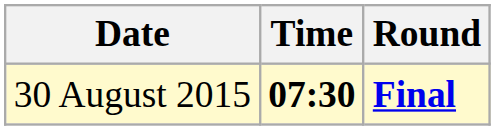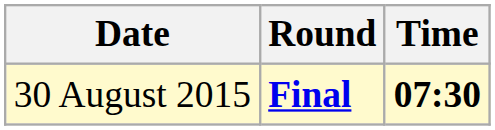columns swapped: (312, 34) <-> (427, 34)
